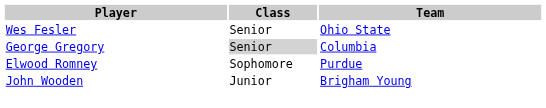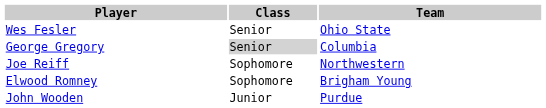+ row: (37, 64)
(341, 64) Purdue -> (366, 81) Brigham Young
(366, 81) Brigham Young -> (341, 98) Purdue
